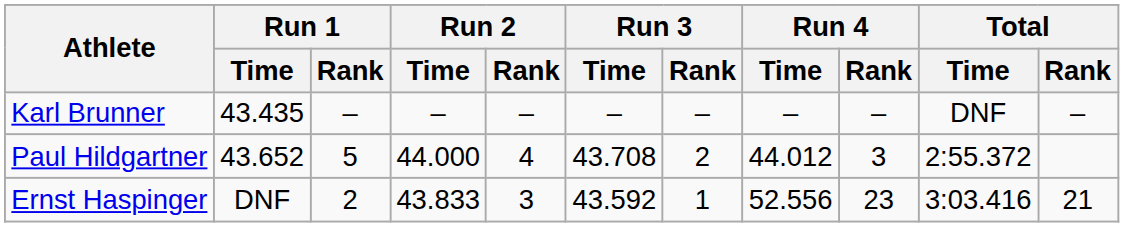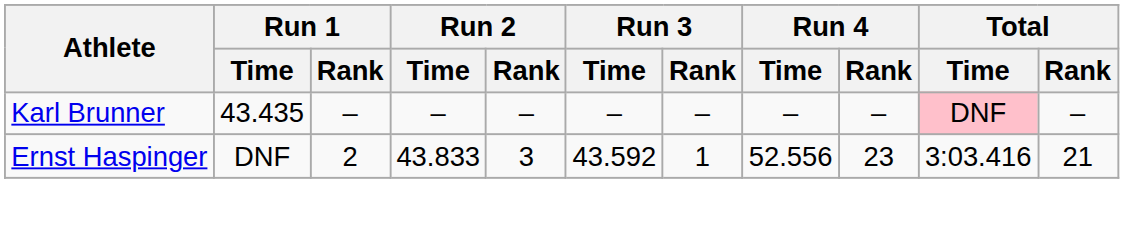(978, 113) no background -> (978, 113) pink background
- row: (109, 157)
